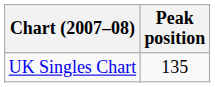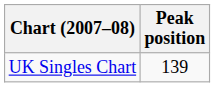(175, 67) 135 -> (175, 67) 139
